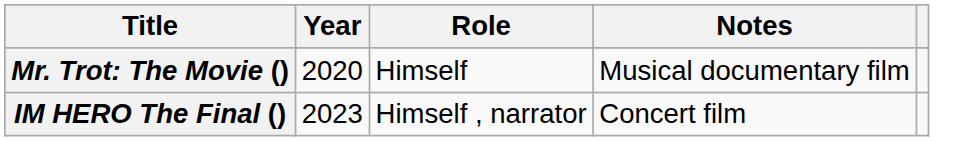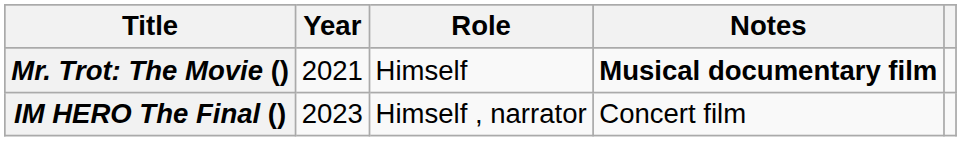(332, 69) 2020 -> (332, 69) 2021
(755, 69) normal -> (768, 69) bold
